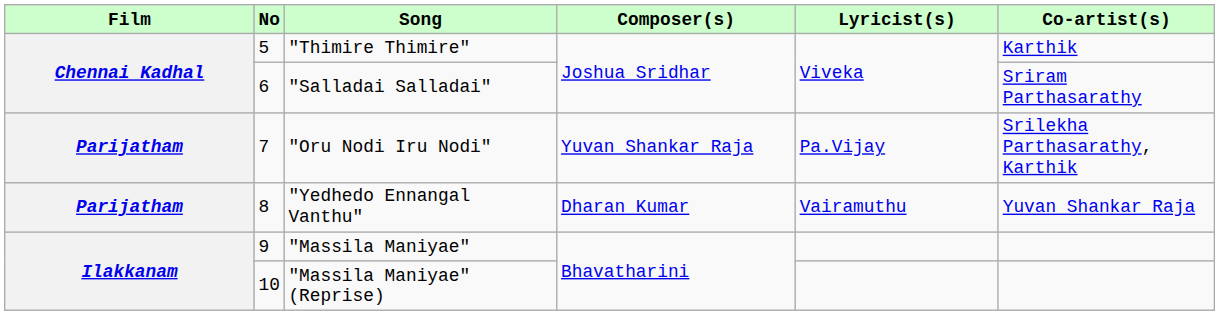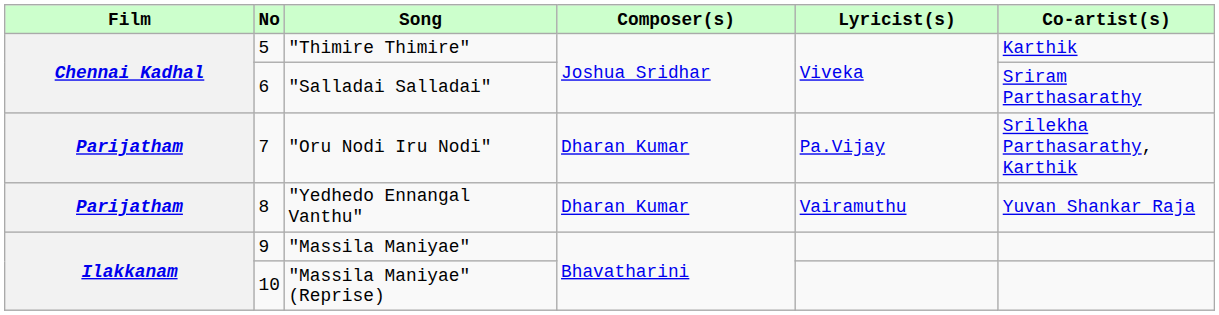(657, 147) Yuvan Shankar Raja -> (625, 147) Dharan Kumar
